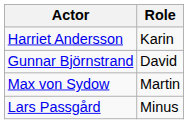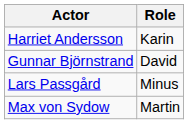rows swapped: (59, 84) <-> (54, 107)
